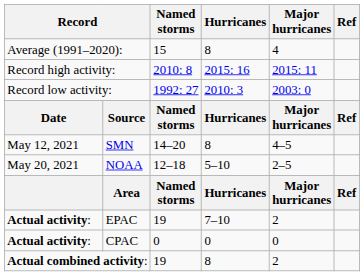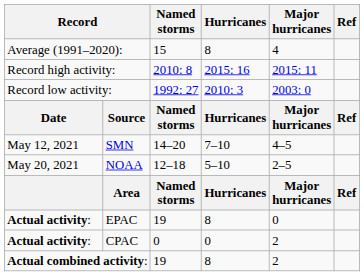(208, 144) 8 -> (217, 144) 7–10
(217, 220) 7–10 -> (208, 220) 8
(275, 220) 2 -> (275, 220) 0
(275, 240) 0 -> (275, 240) 2
